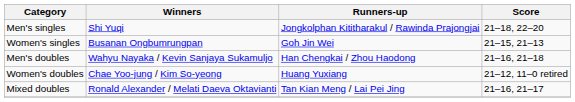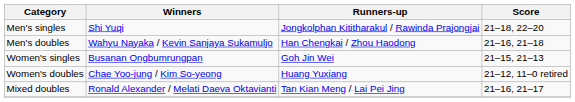rows swapped: (43, 43) <-> (38, 58)
